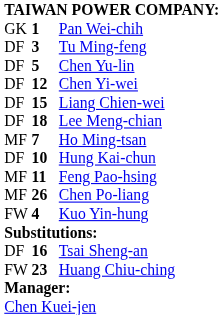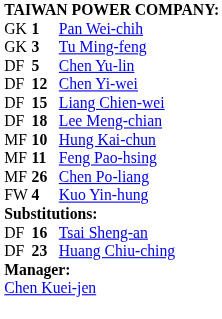(14, 47) DF -> (16, 47) GK
- row: (103, 139)
(14, 158) DF -> (16, 139) MF
(16, 269) FW -> (14, 251) DF
